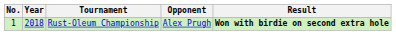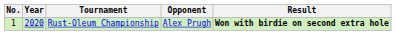(34, 24) 2018 -> (34, 24) 2020
